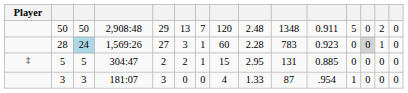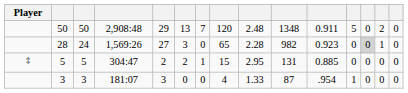(84, 45) lightblue background -> (84, 45) no background
(203, 45) 1 -> (203, 45) 0
(224, 45) 60 -> (224, 45) 65
(289, 45) 783 -> (289, 45) 982
